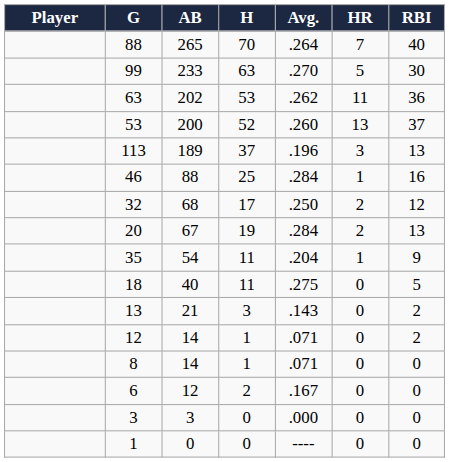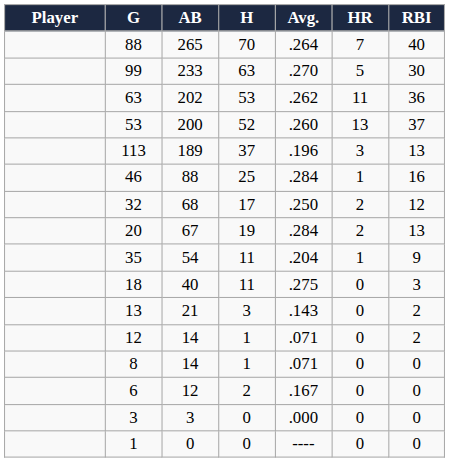(417, 284) 5 -> (417, 284) 3
